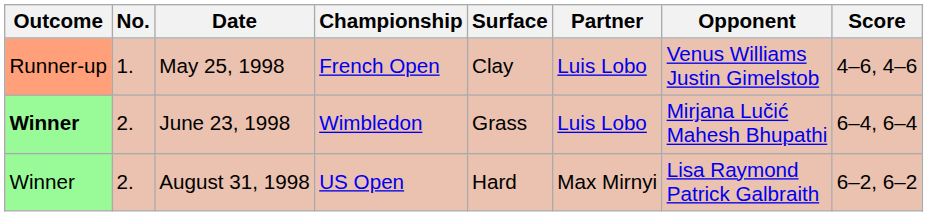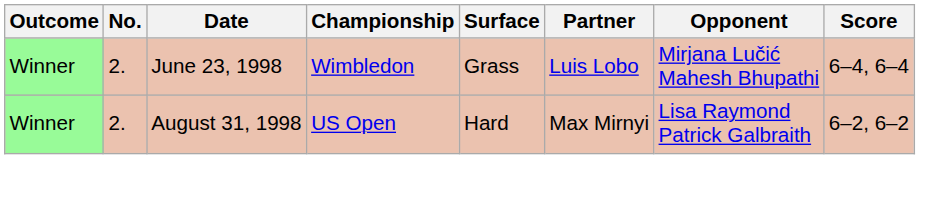- row: (222, 66)
(44, 123) bold -> (42, 66) normal
